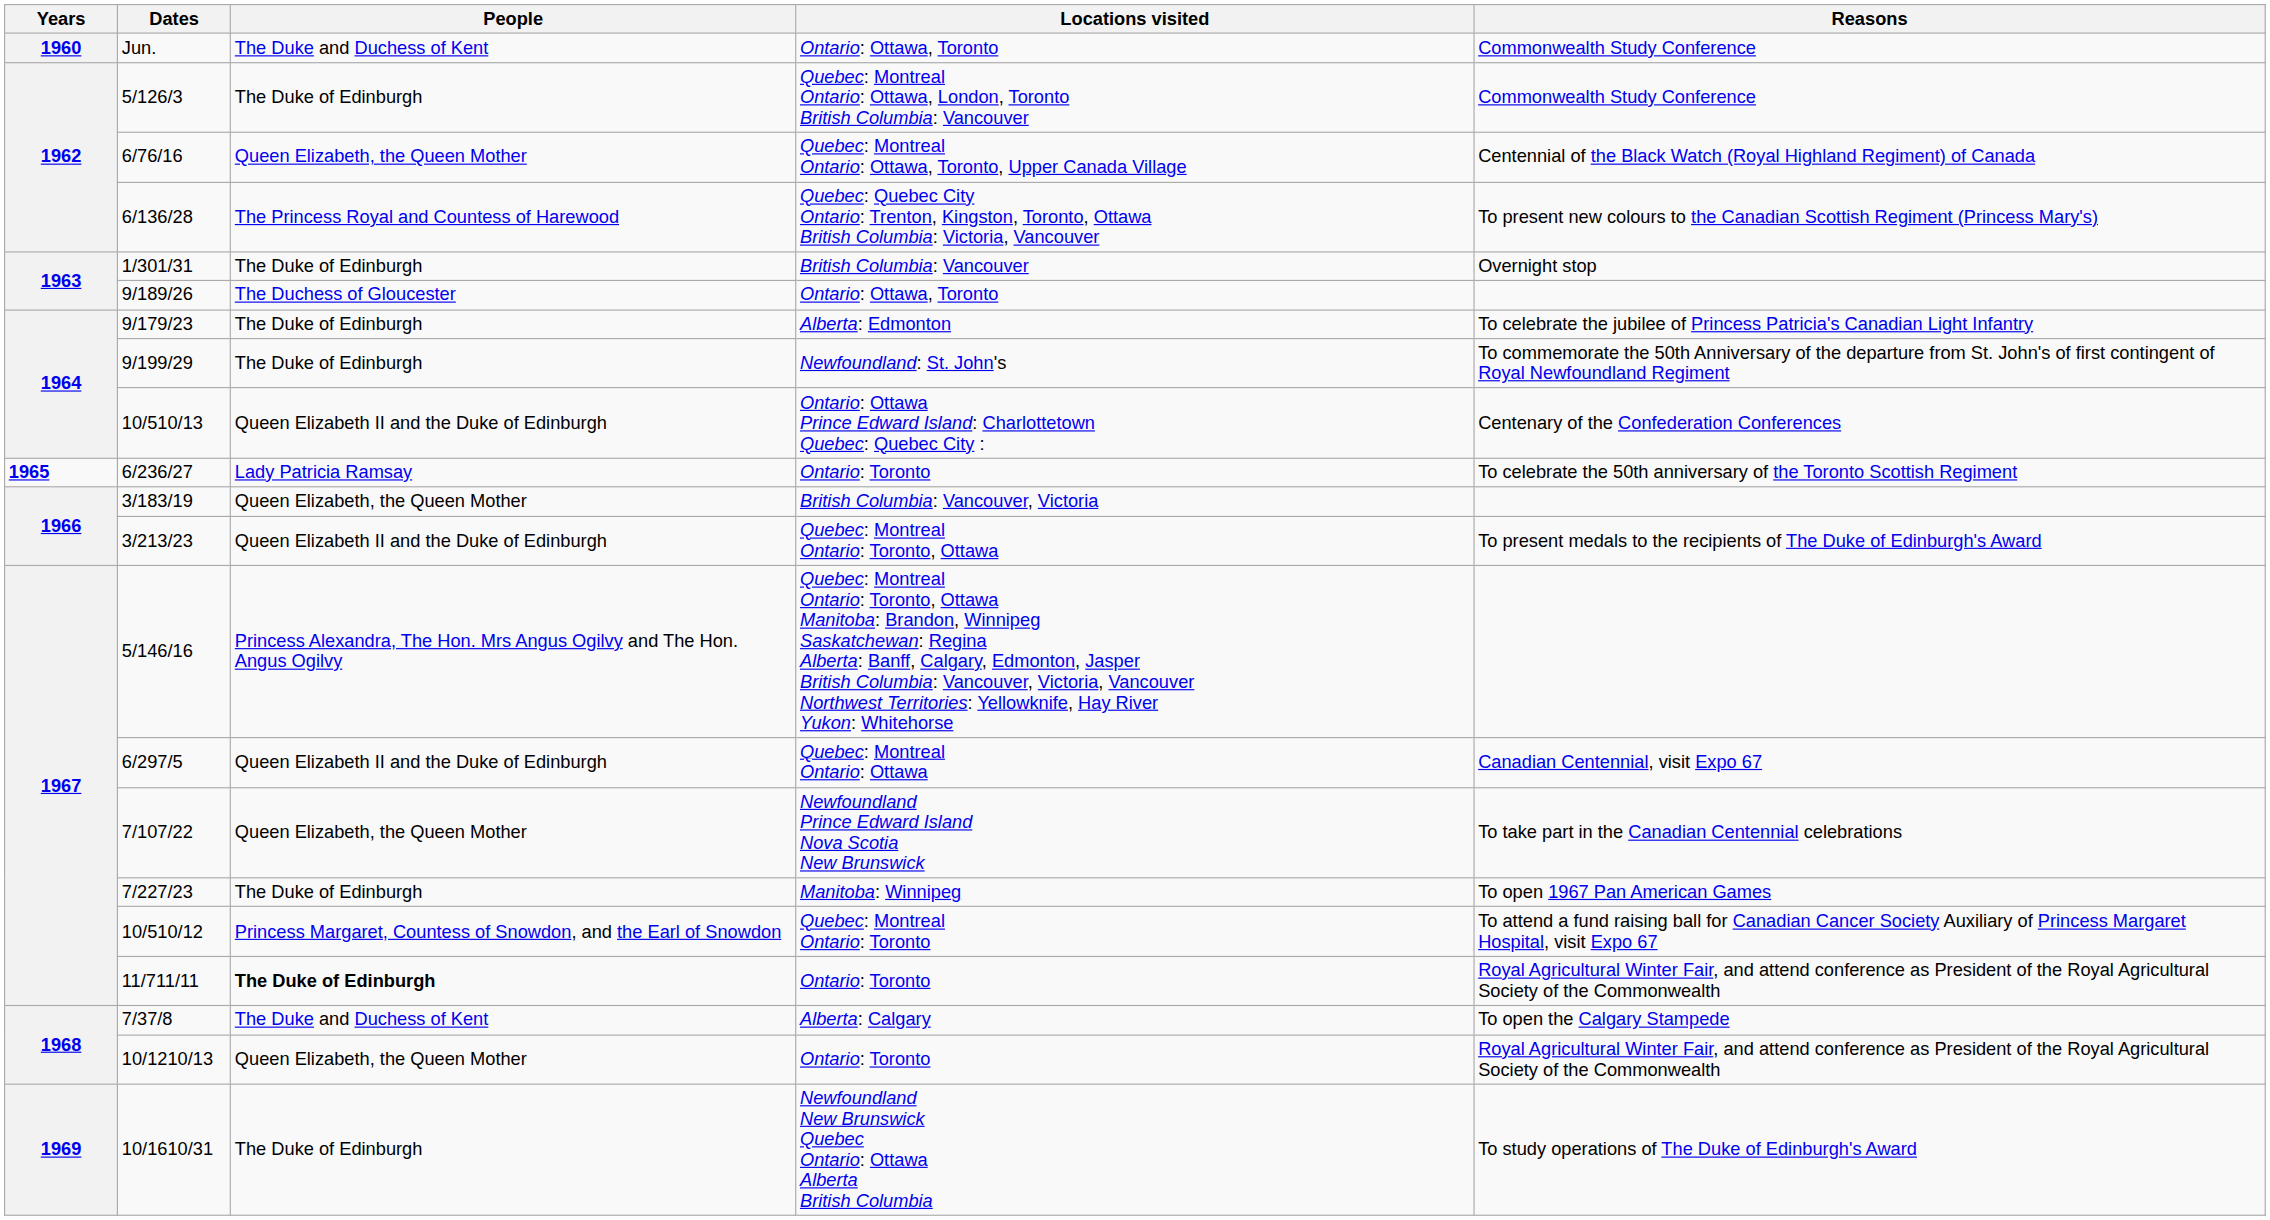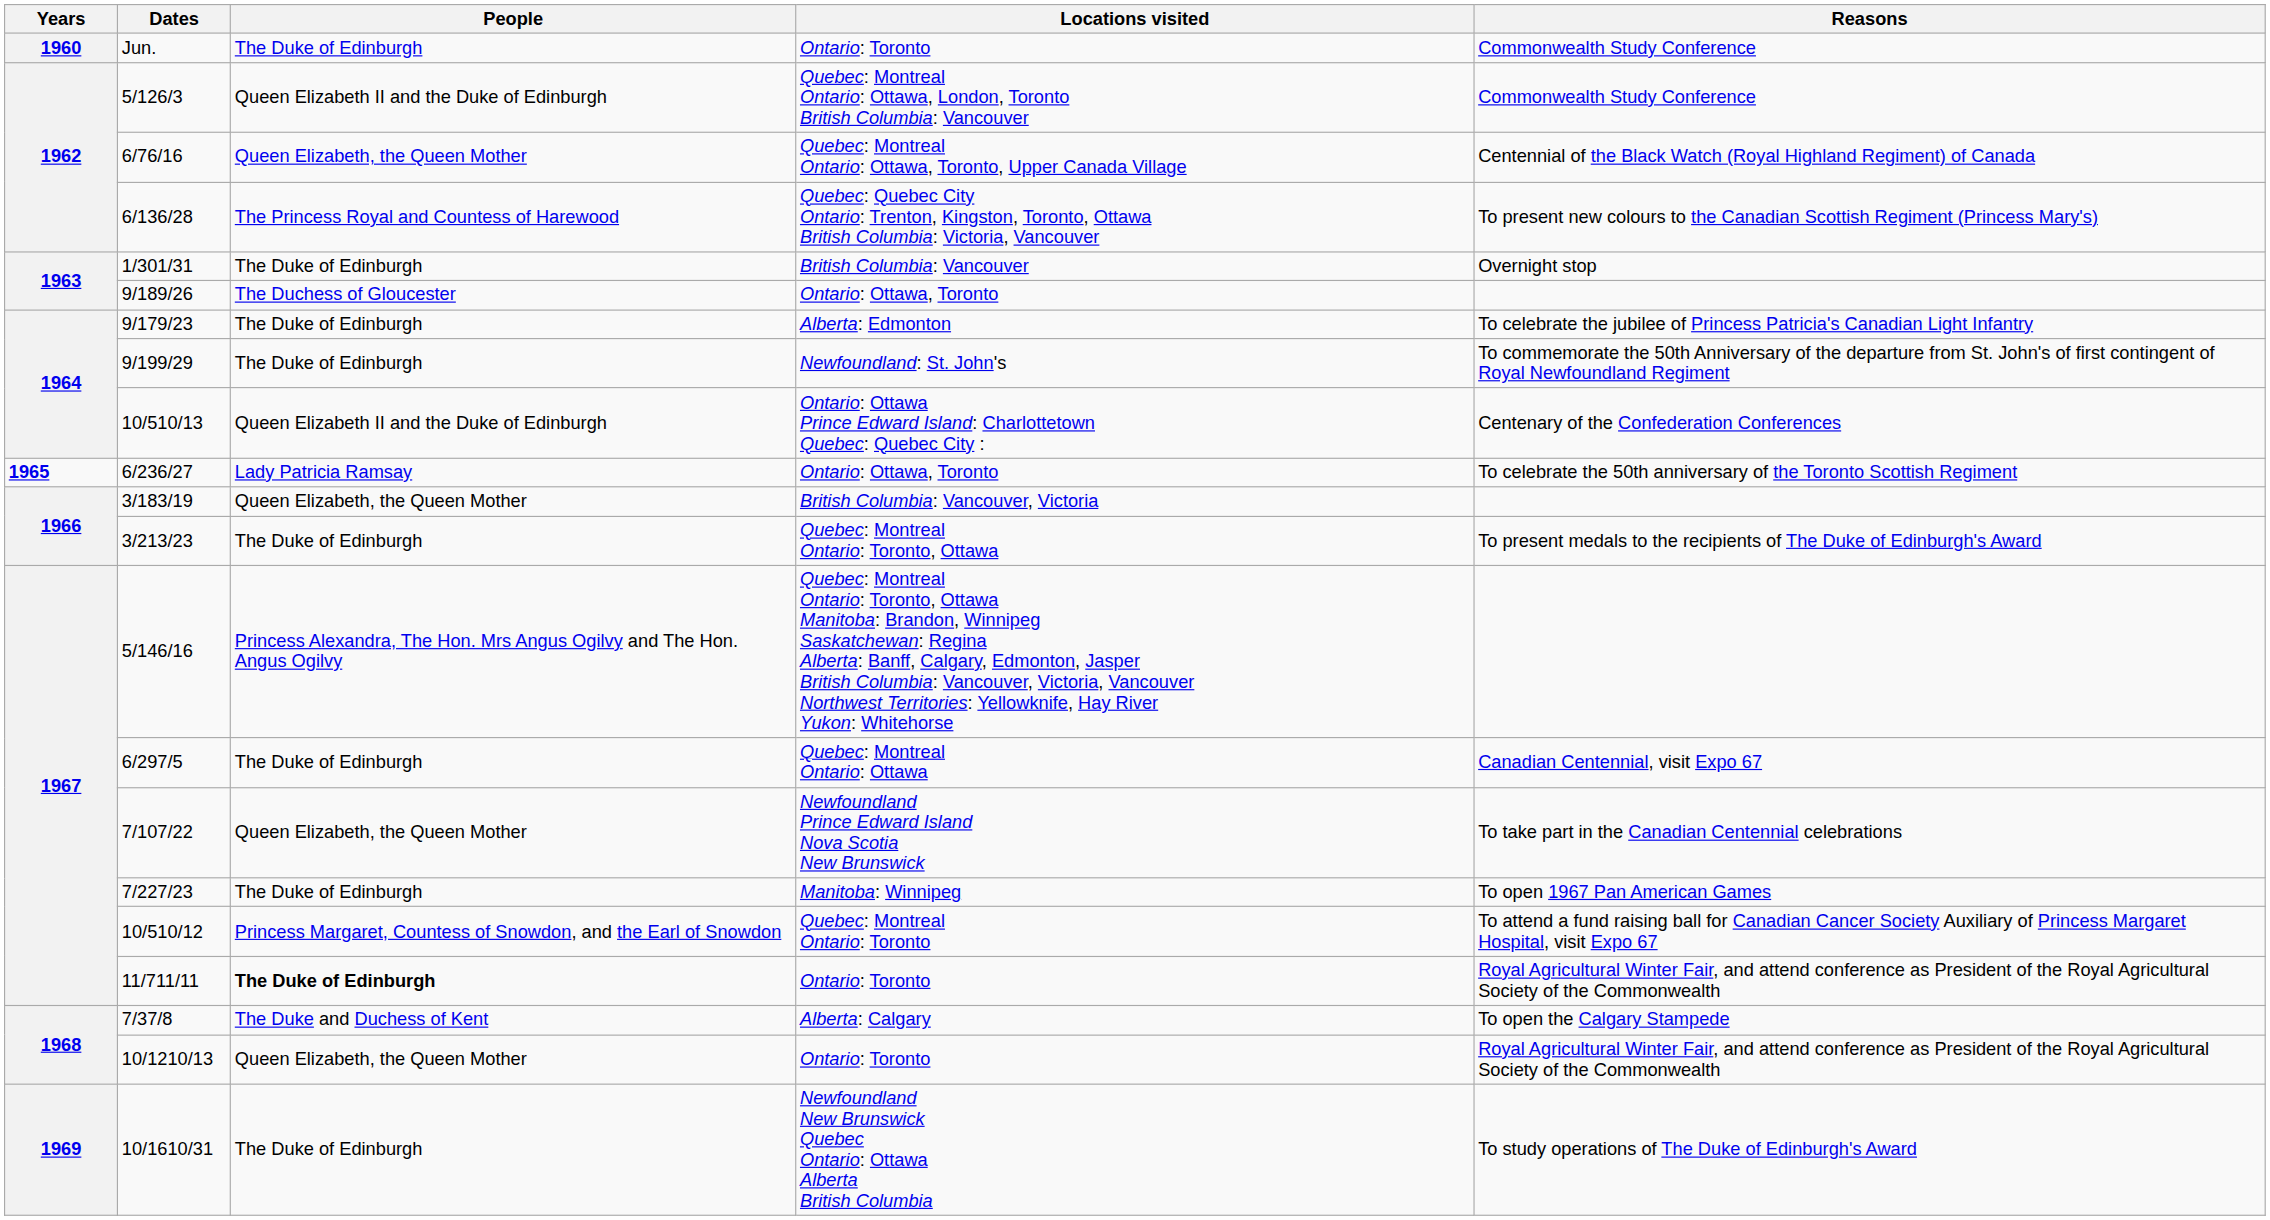(362, 47) The Duke and Duchess of Kent -> (329, 47) The Duke of Edinburgh
(899, 47) Ontario: Ottawa, Toronto -> (865, 47) Ontario: Toronto
(329, 97) The Duke of Edinburgh -> (421, 97) Queen Elizabeth II and the Duke of Edinburgh
(865, 472) Ontario: Toronto -> (899, 472) Ontario: Ottawa, Toronto
(421, 540) Queen Elizabeth II and the Duke of Edinburgh -> (329, 540) The Duke of Edinburgh
(421, 762) Queen Elizabeth II and the Duke of Edinburgh -> (329, 762) The Duke of Edinburgh
